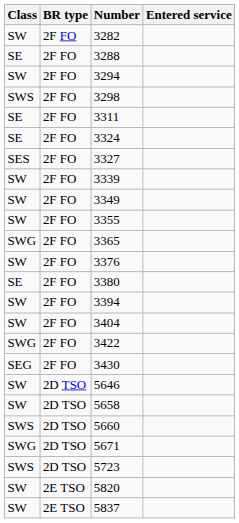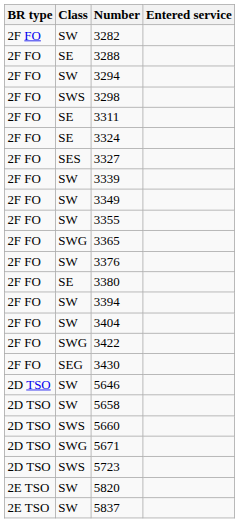columns swapped: (22, 14) <-> (65, 14)
